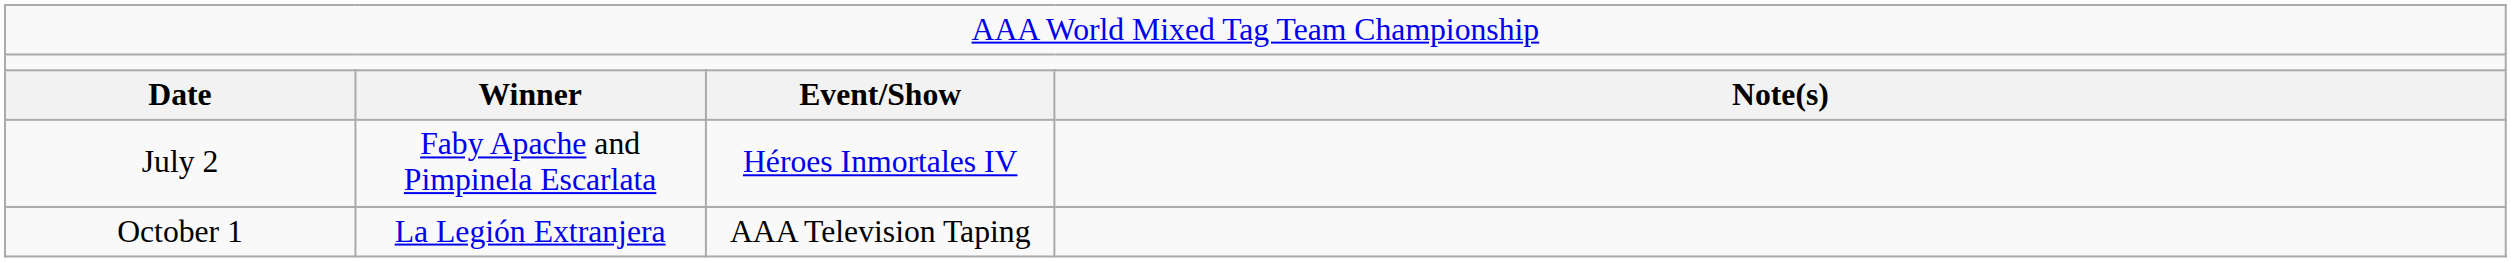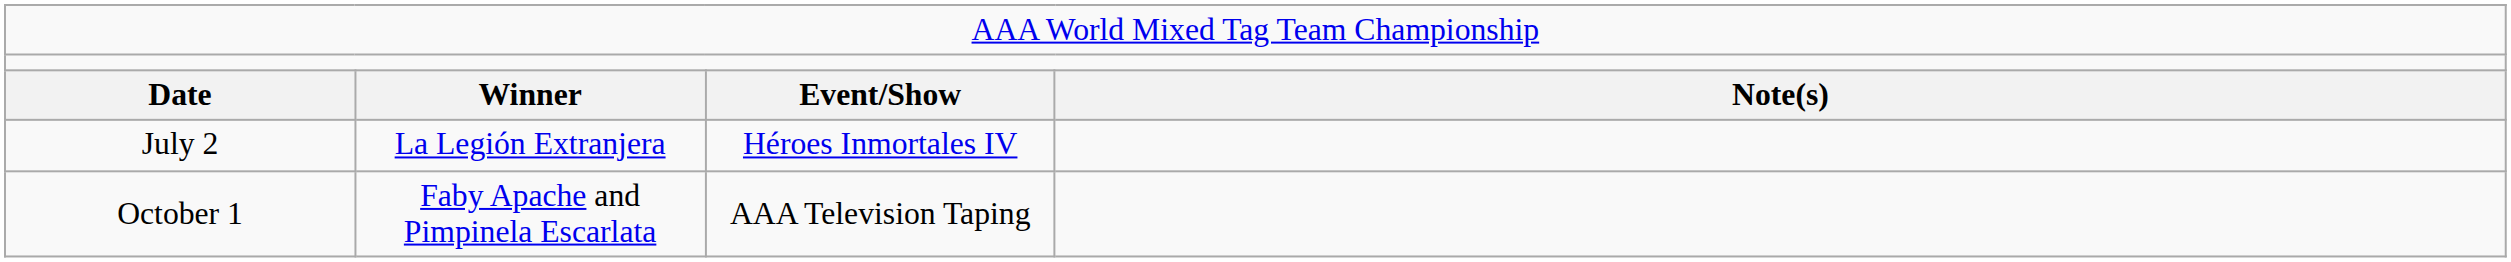(530, 162) Faby Apache and Pimpinela Escarlata -> (530, 144) La Legión Extranjera
(530, 230) La Legión Extranjera -> (530, 212) Faby Apache and Pimpinela Escarlata
